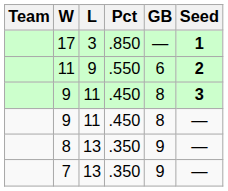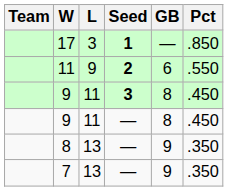columns swapped: (124, 17) <-> (199, 17)
